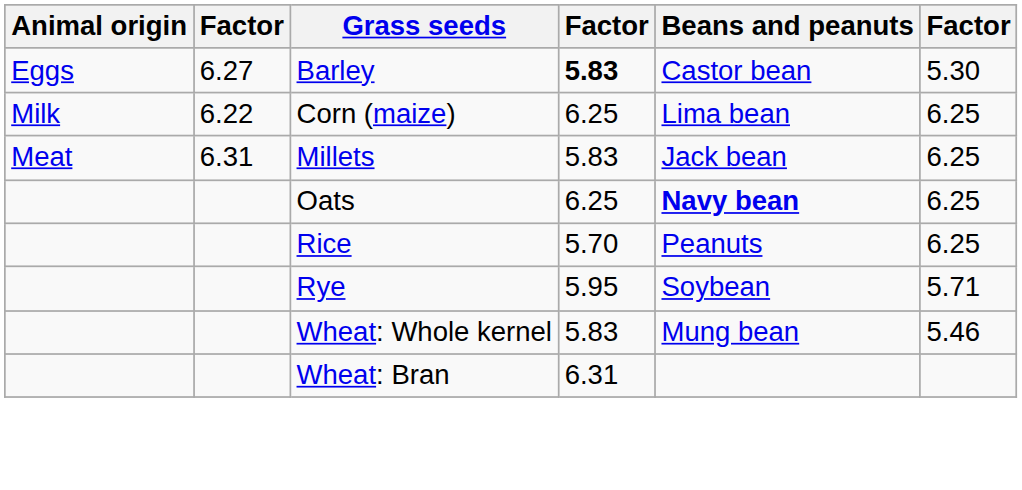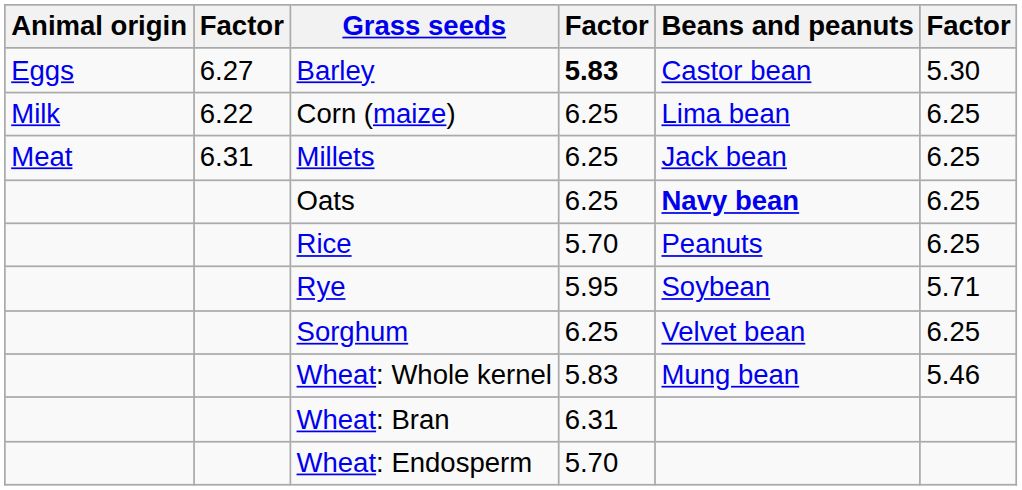(591, 157) 5.83 -> (591, 157) 6.25
+ row: (352, 331)
+ row: (414, 462)
